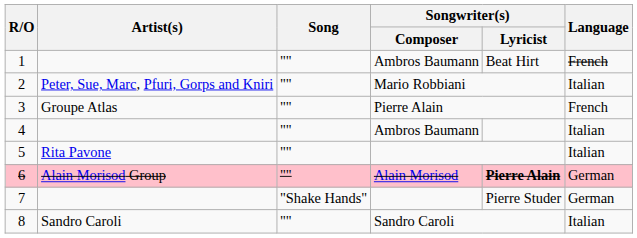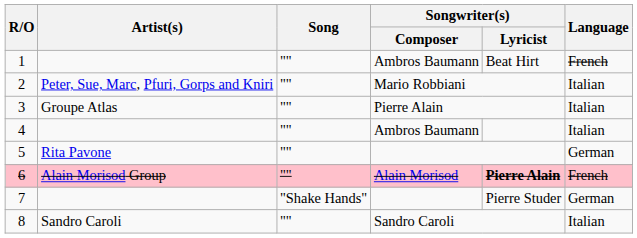(588, 107) French -> (586, 107) Italian
(586, 152) Italian -> (591, 152) German
(591, 175) German -> (588, 175) French
